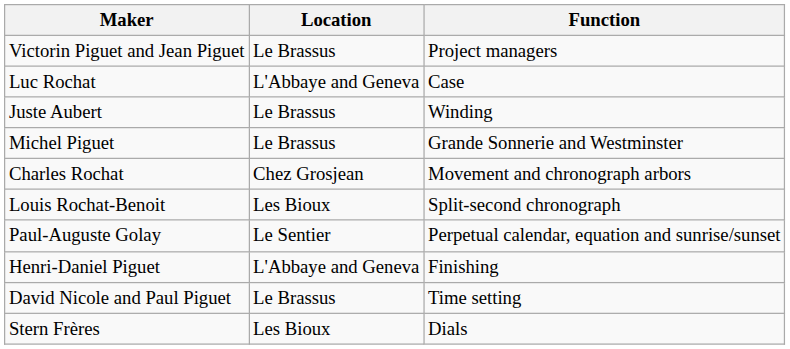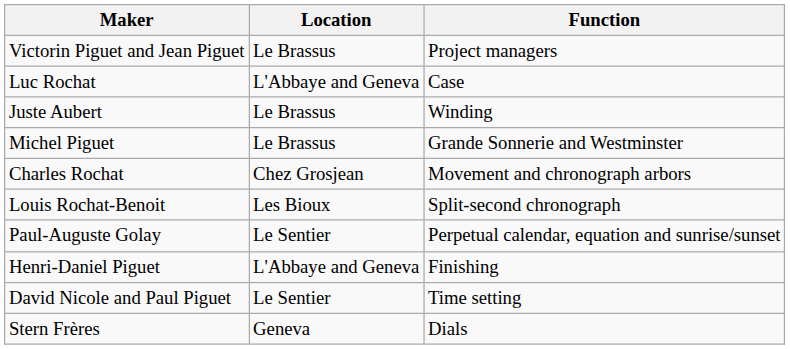(294, 297) Le Brassus -> (292, 297) Le Sentier
(292, 328) Les Bioux -> (282, 328) Geneva
